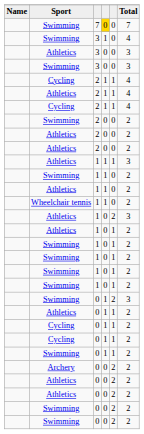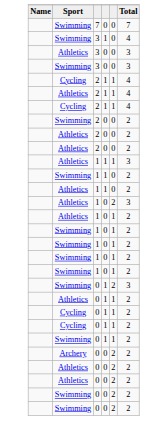(105, 25) gold background -> (105, 25) no background
- row: (61, 203)
